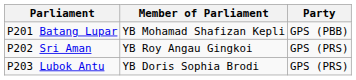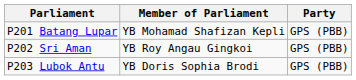(319, 48) GPS (PRS) -> (319, 48) GPS (PBB)
(319, 66) GPS (PRS) -> (319, 66) GPS (PBB)
